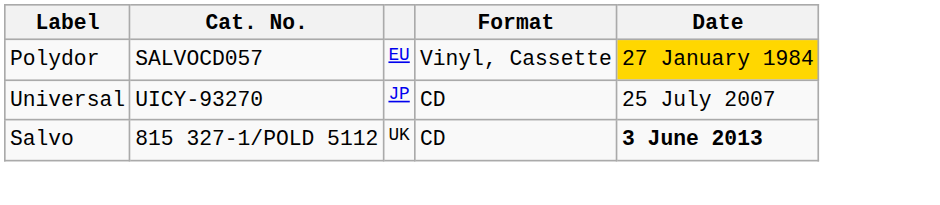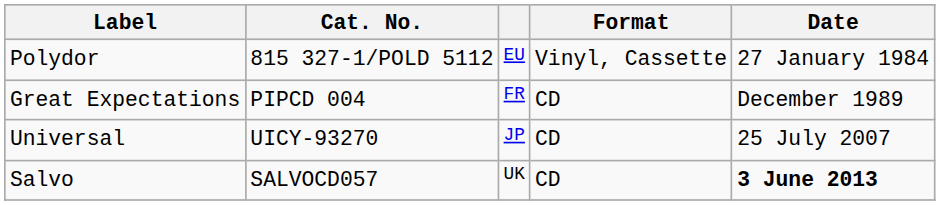(199, 60) SALVOCD057 -> (372, 60) 815 327-1/POLD 5112
(718, 60) gold background -> (833, 60) no background
+ row: (125, 100)
(257, 140) 815 327-1/POLD 5112 -> (314, 180) SALVOCD057
